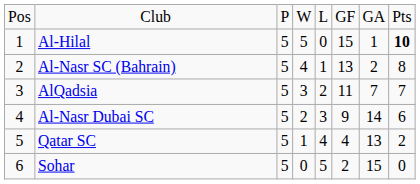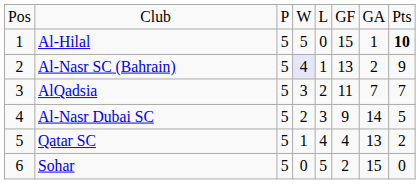(304, 66) no background -> (304, 66) lavender background
(402, 66) 8 -> (402, 66) 9
(402, 116) 6 -> (402, 116) 5
